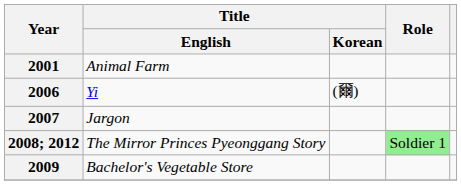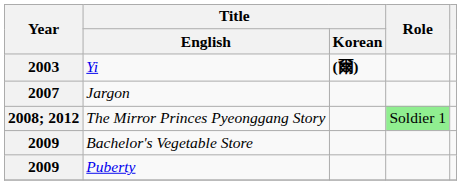- row: (128, 66)
(44, 92) 2006 -> (44, 67) 2003
(346, 91) normal -> (346, 67) bold
+ row: (111, 167)
